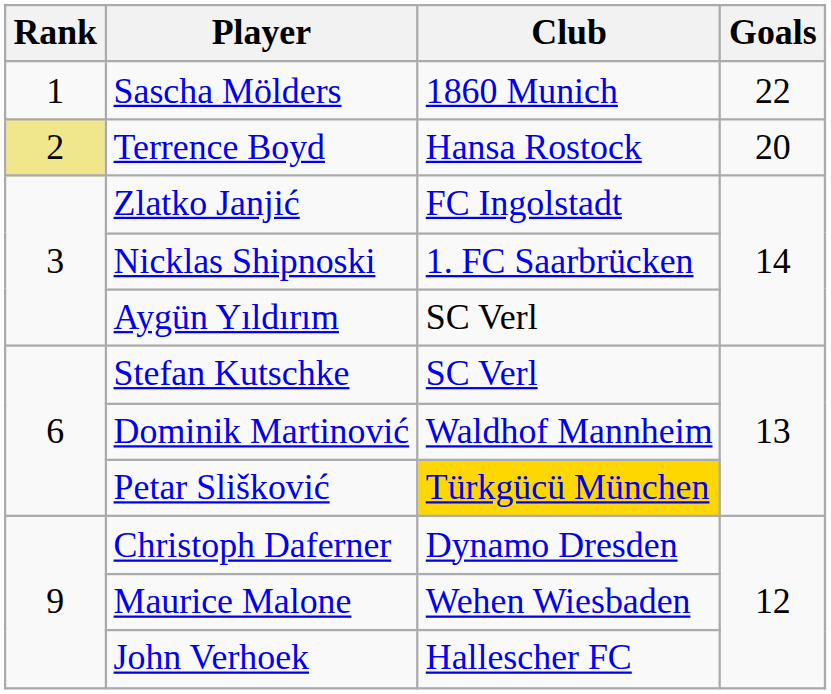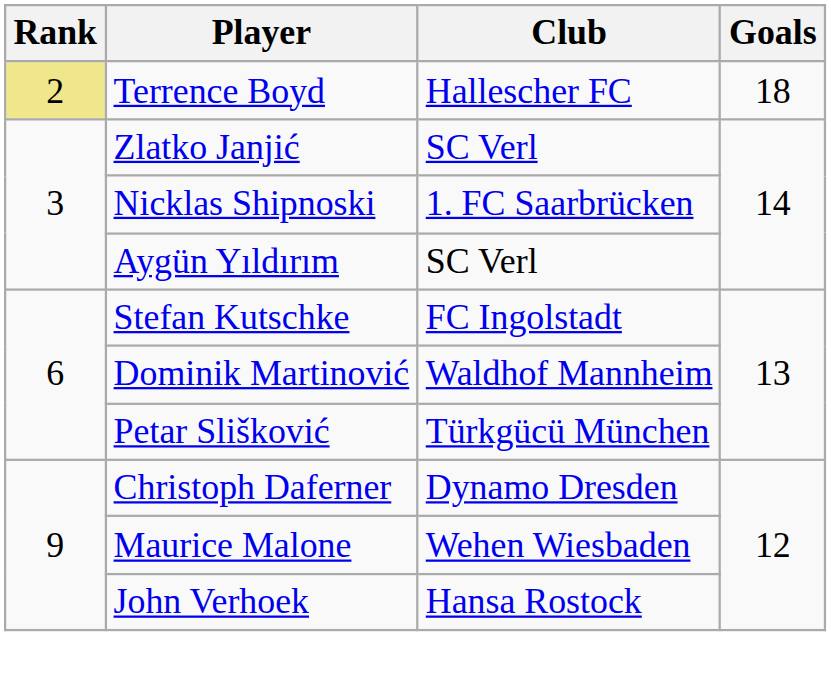- row: (228, 89)
(534, 146) Hansa Rostock -> (529, 89) Hallescher FC
(773, 146) 20 -> (773, 89) 18
(524, 203) FC Ingolstadt -> (482, 146) SC Verl
(482, 373) SC Verl -> (524, 317) FC Ingolstadt
(568, 487) gold background -> (568, 430) no background
(529, 658) Hallescher FC -> (534, 601) Hansa Rostock
